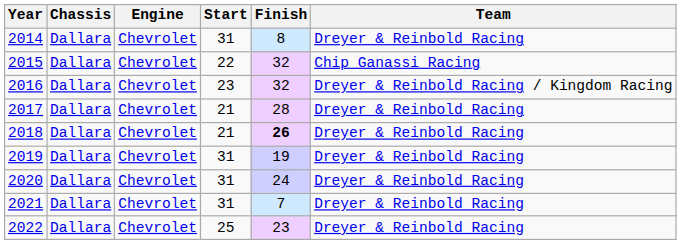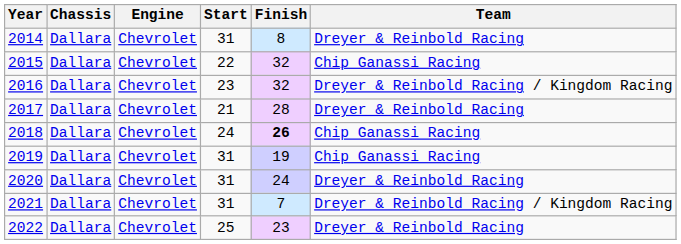(226, 134) 21 -> (226, 134) 24
(419, 134) Dreyer & Reinbold Racing -> (397, 134) Chip Ganassi Racing
(419, 158) Dreyer & Reinbold Racing -> (397, 158) Chip Ganassi Racing
(419, 205) Dreyer & Reinbold Racing -> (493, 205) Dreyer & Reinbold Racing / Kingdom Racing
